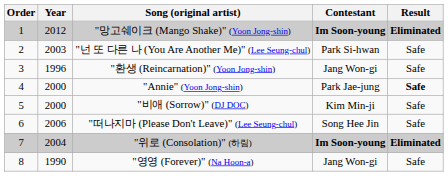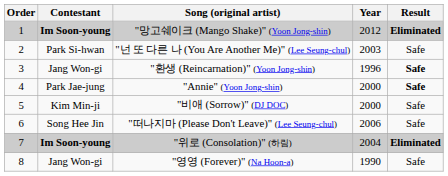columns swapped: (350, 13) <-> (55, 13)
(416, 69) normal -> (416, 69) bold
